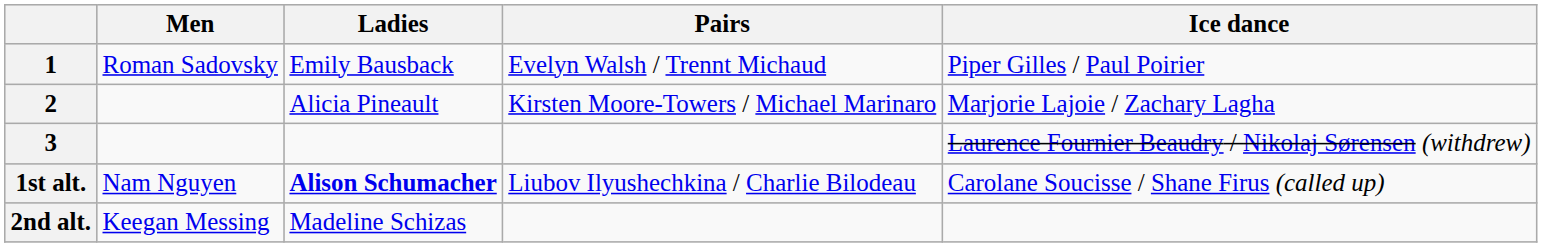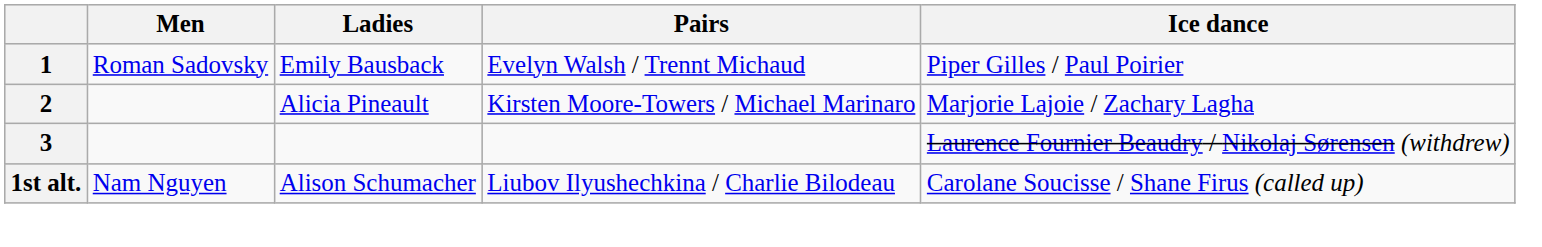(393, 182) bold -> (378, 182) normal
- row: (51, 222)
